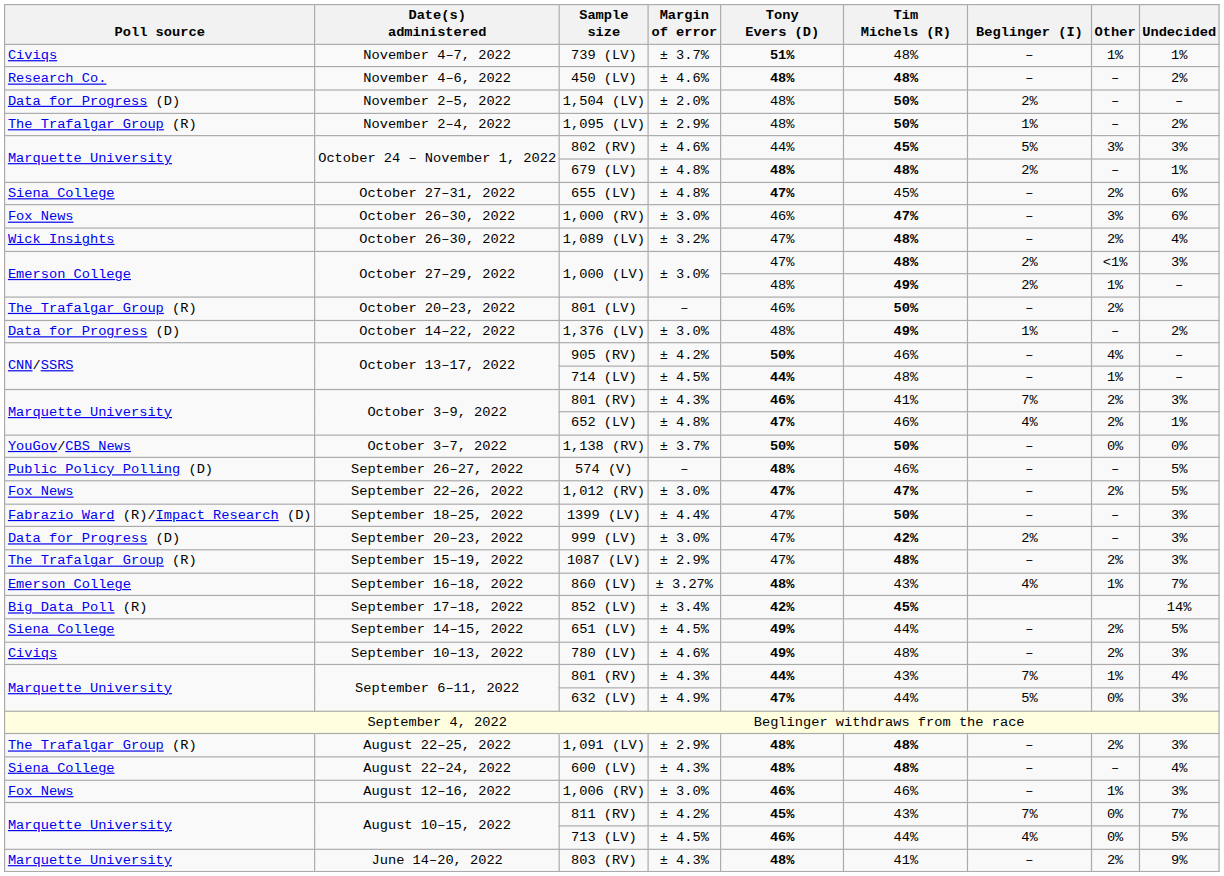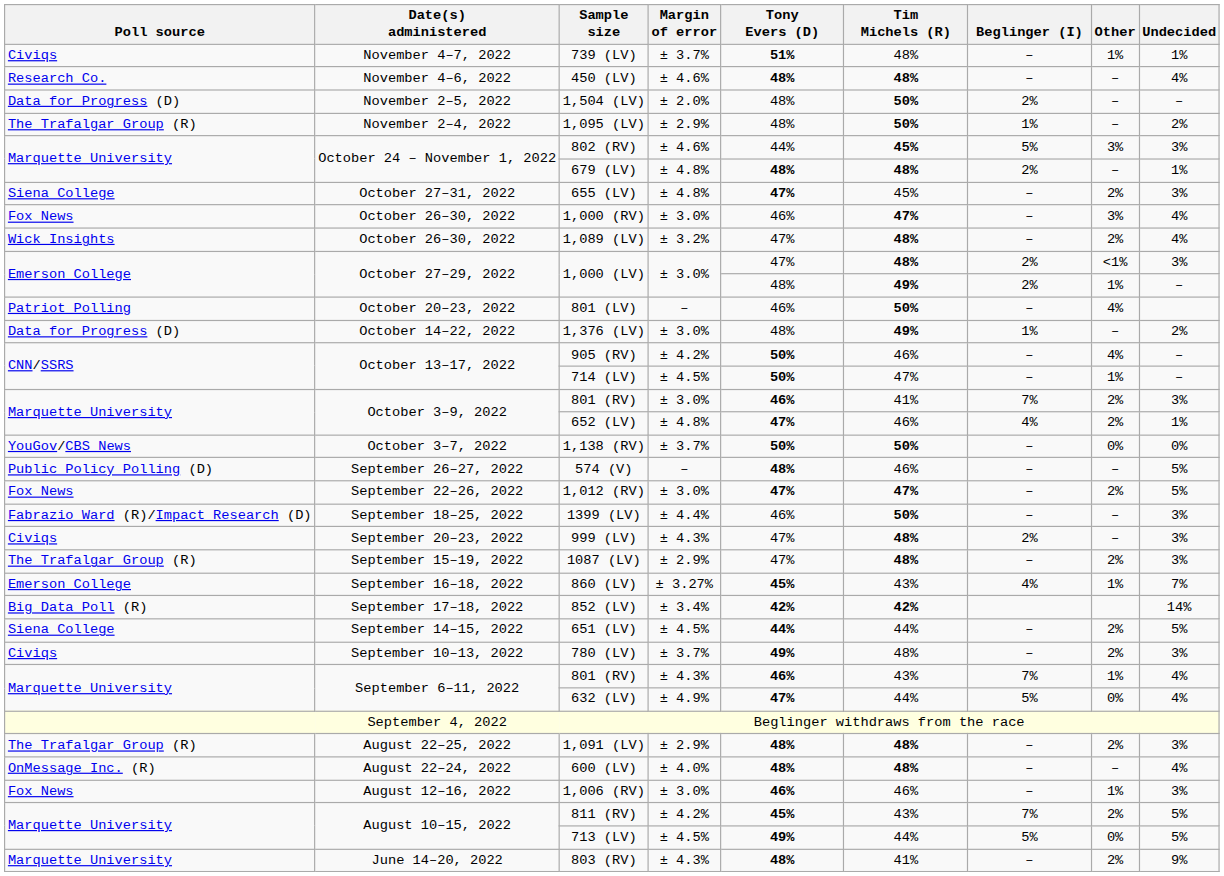(1179, 78) 2% -> (1179, 78) 4%
(1179, 193) 6% -> (1179, 193) 3%
(1179, 216) 6% -> (1179, 216) 4%
(102, 308) The Trafalgar Group (R) -> (69, 308) Patriot Polling
(1115, 308) 2% -> (1115, 308) 4%
(782, 377) 44% -> (782, 377) 50%
(906, 377) 48% -> (906, 377) 47%
(684, 400) ± 4.3% -> (684, 400) ± 3.0%
(782, 515) 47% -> (782, 515) 46%
(94, 538) Data for Progress (D) -> (33, 538) Civiqs
(684, 538) ± 3.0% -> (684, 538) ± 4.3%
(906, 538) 42% -> (906, 538) 48%
(782, 584) 48% -> (782, 584) 45%
(906, 607) 45% -> (906, 607) 42%
(782, 630) 49% -> (782, 630) 44%
(684, 653) ± 4.6% -> (684, 653) ± 3.7%
(782, 676) 44% -> (782, 676) 46%
(1179, 699) 3% -> (1179, 699) 4%
(61, 768) Siena College -> (82, 768) OnMessage Inc. (R)
(684, 768) ± 4.3% -> (684, 768) ± 4.0%
(1115, 814) 0% -> (1115, 814) 2%
(1179, 814) 7% -> (1179, 814) 5%
(782, 837) 46% -> (782, 837) 49%
(1029, 837) 4% -> (1029, 837) 5%
